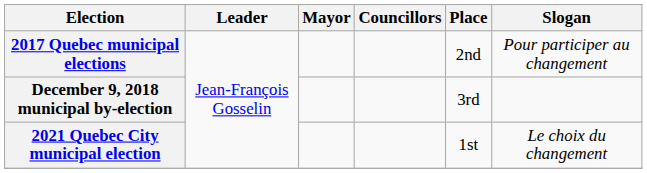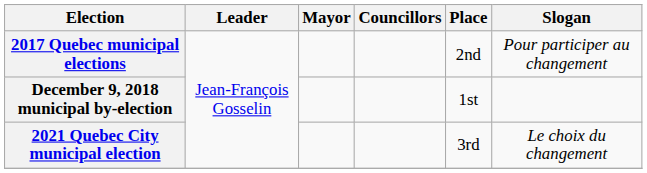(468, 99) 3rd -> (468, 99) 1st
(468, 145) 1st -> (468, 145) 3rd
